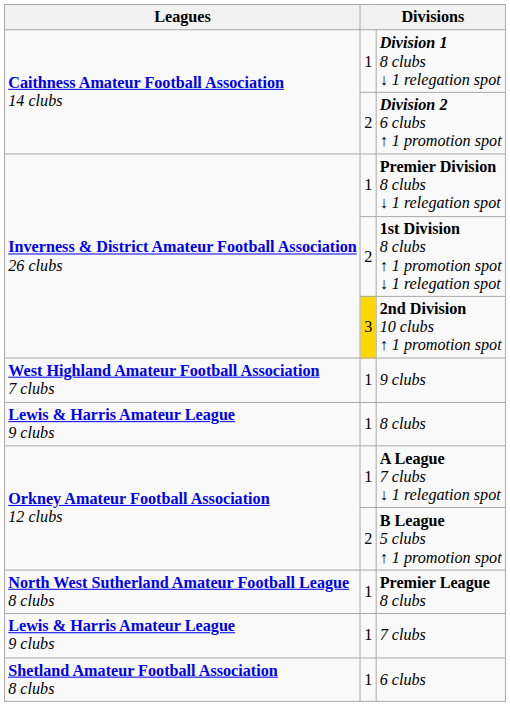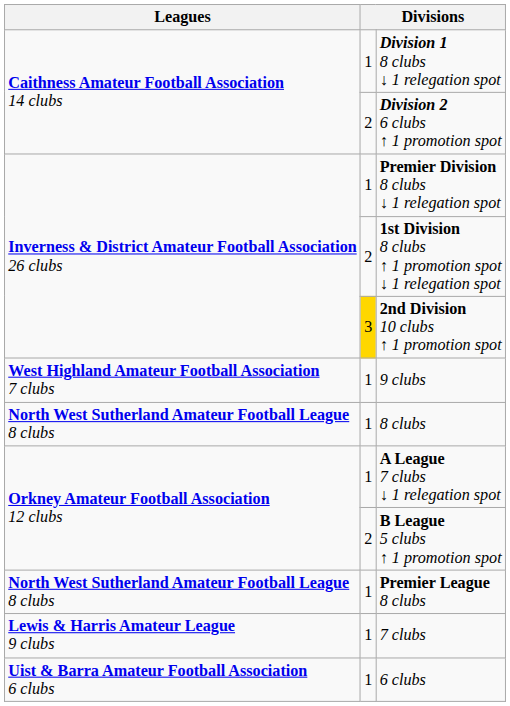(122, 423) Lewis & Harris Amateur League 9 clubs -> (179, 423) North West Sutherland Amateur Football League 8 clubs
(143, 679) Shetland Amateur Football Association 8 clubs -> (158, 679) Uist & Barra Amateur Football Association 6 clubs
